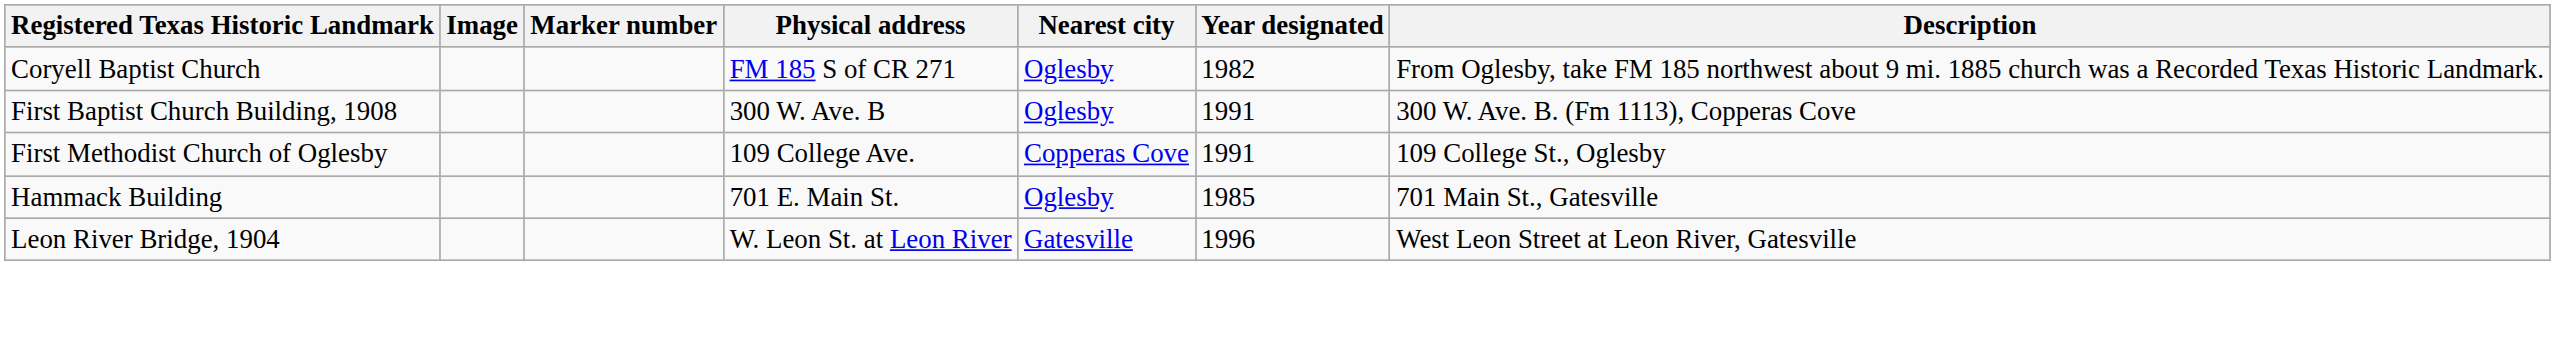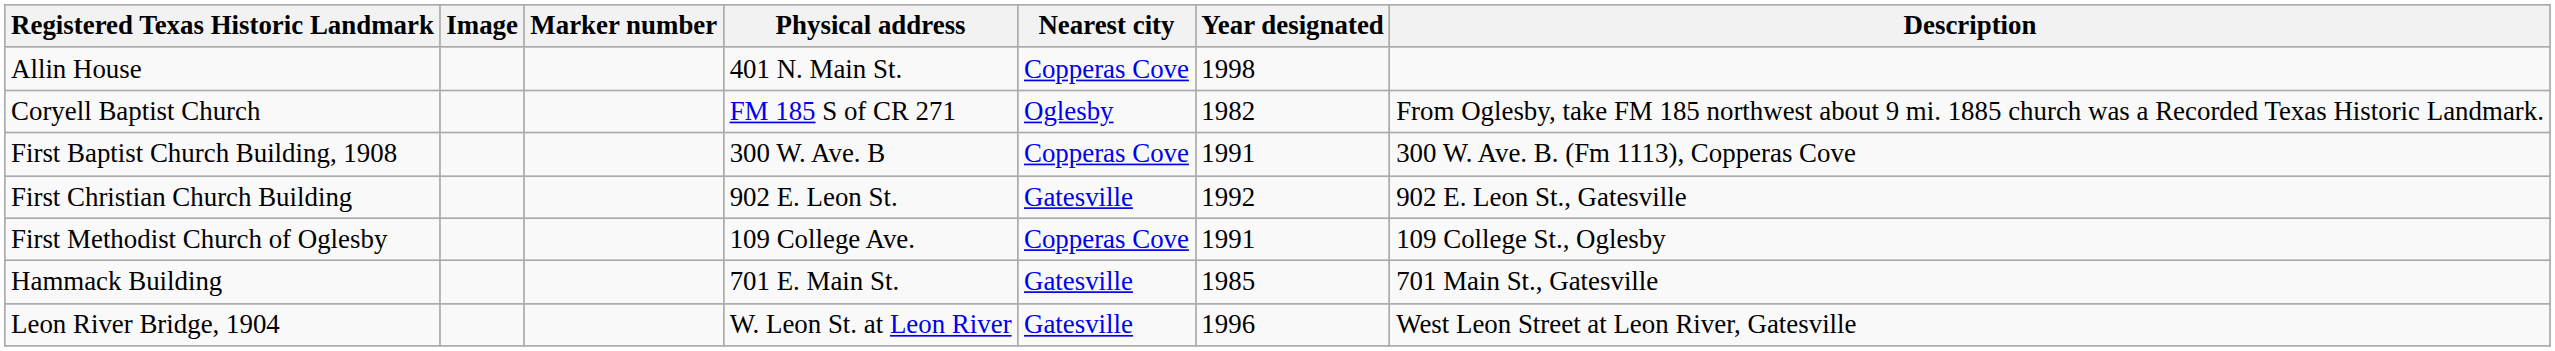+ row: (76, 68)
(1069, 111) Oglesby -> (1106, 153) Copperas Cove
+ row: (182, 196)
(1069, 196) Oglesby -> (1078, 281) Gatesville
